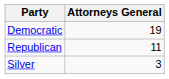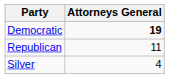(156, 30) normal -> (156, 30) bold
(159, 64) 3 -> (159, 64) 4
